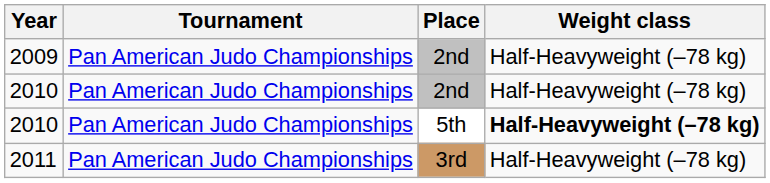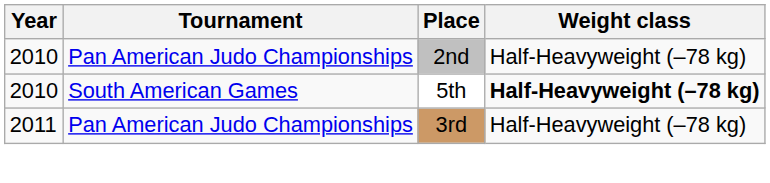- row: (34, 56)
(241, 125) Pan American Judo Championships -> (183, 90) South American Games
